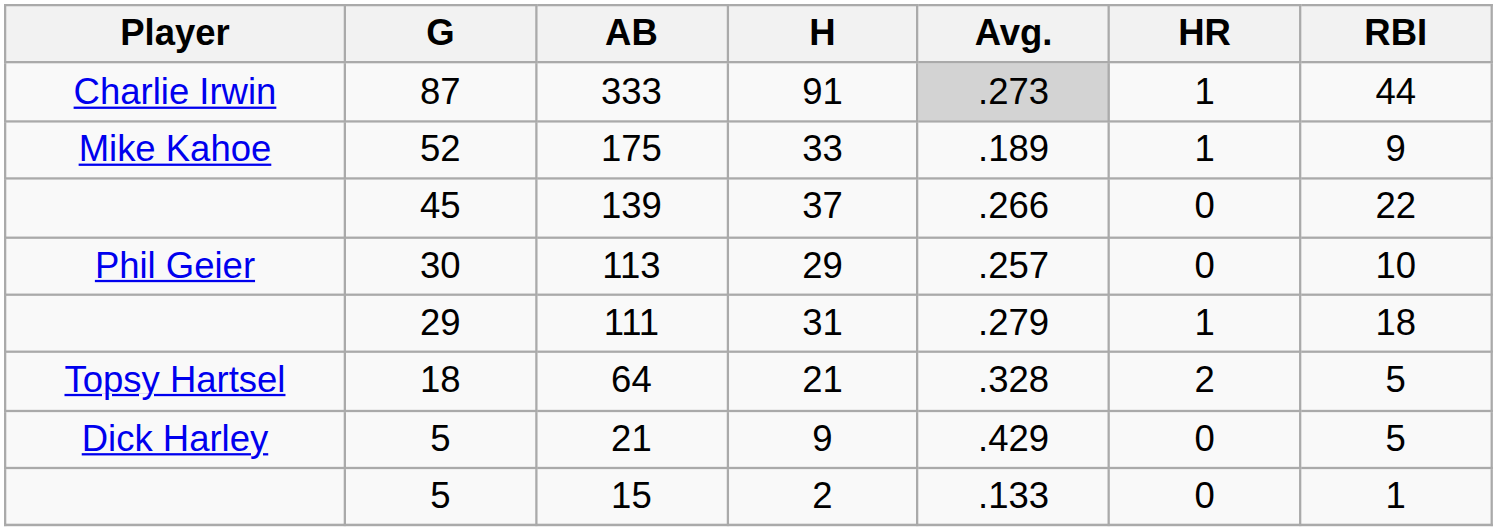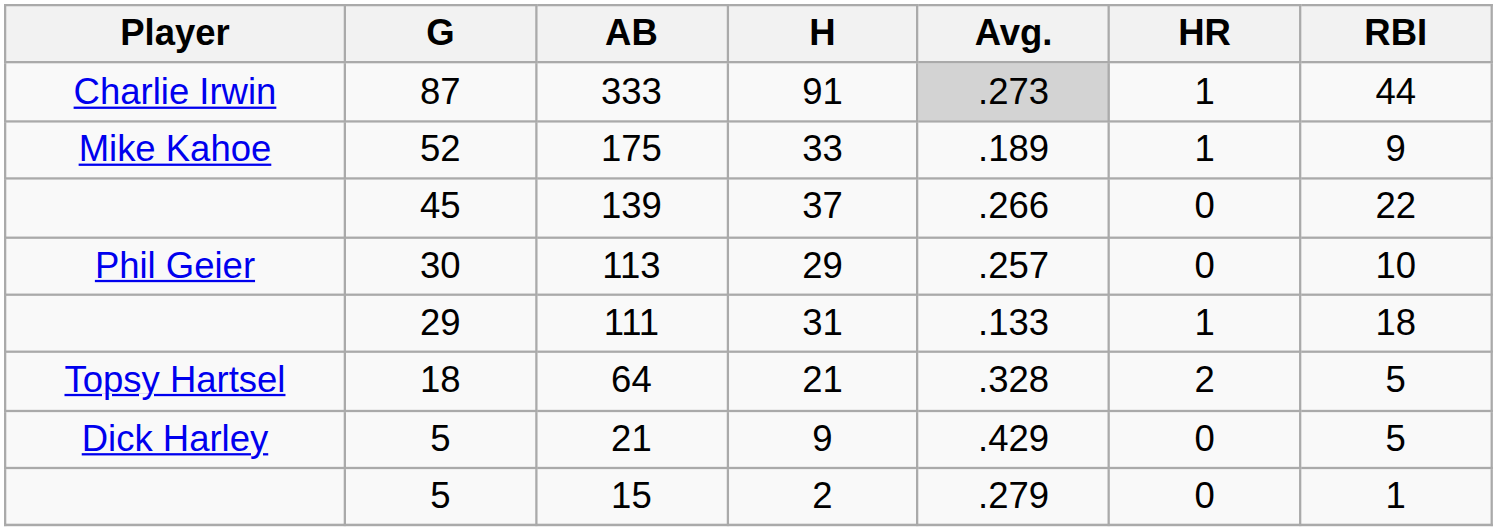(1014, 322) .279 -> (1014, 322) .133
(1014, 496) .133 -> (1014, 496) .279
